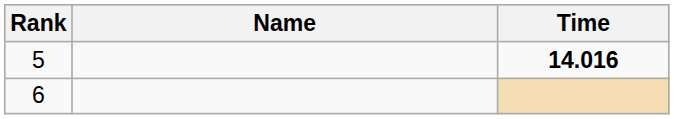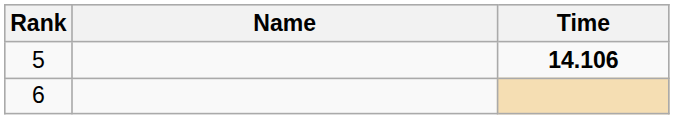(583, 60) 14.016 -> (583, 60) 14.106
